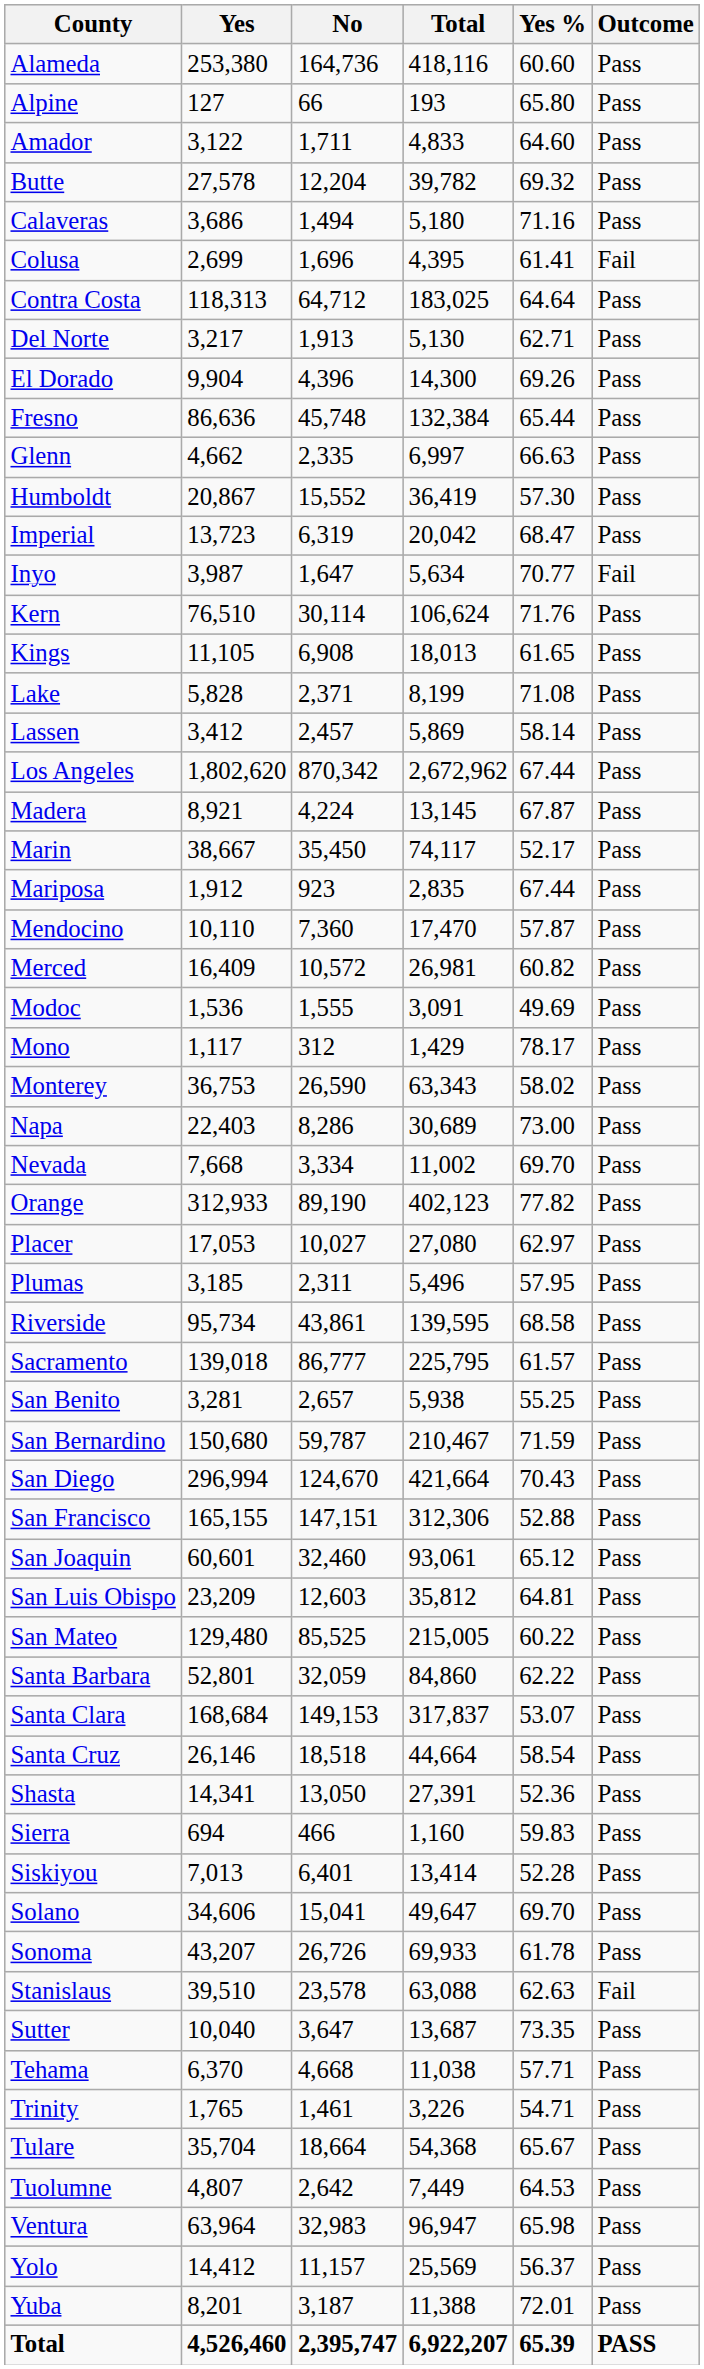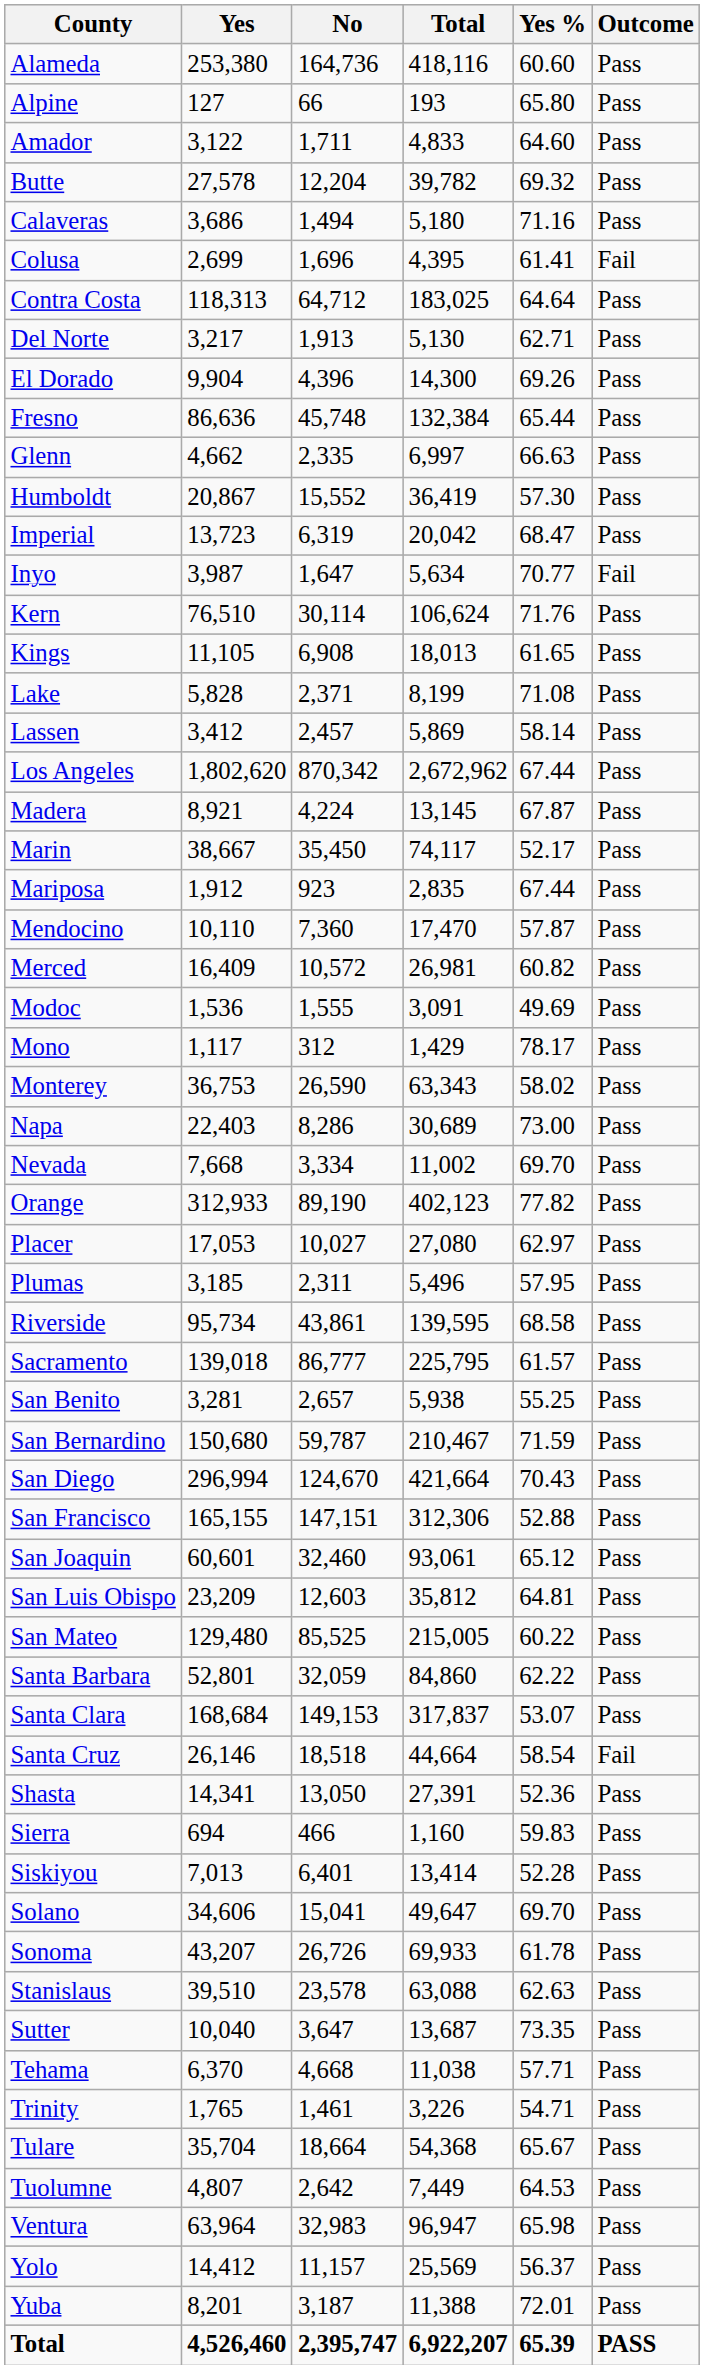(619, 1754) Pass -> (617, 1754) Fail
(617, 1990) Fail -> (619, 1990) Pass
